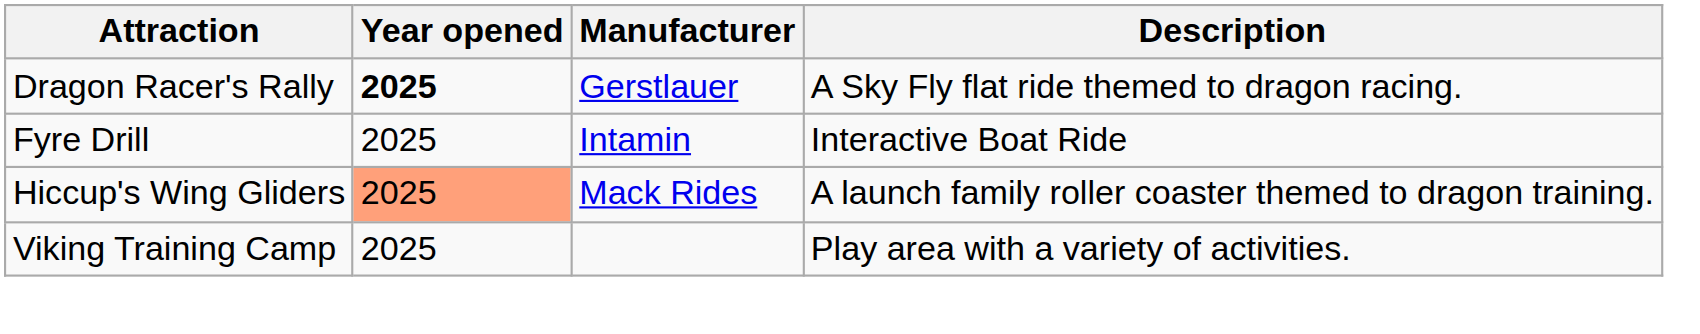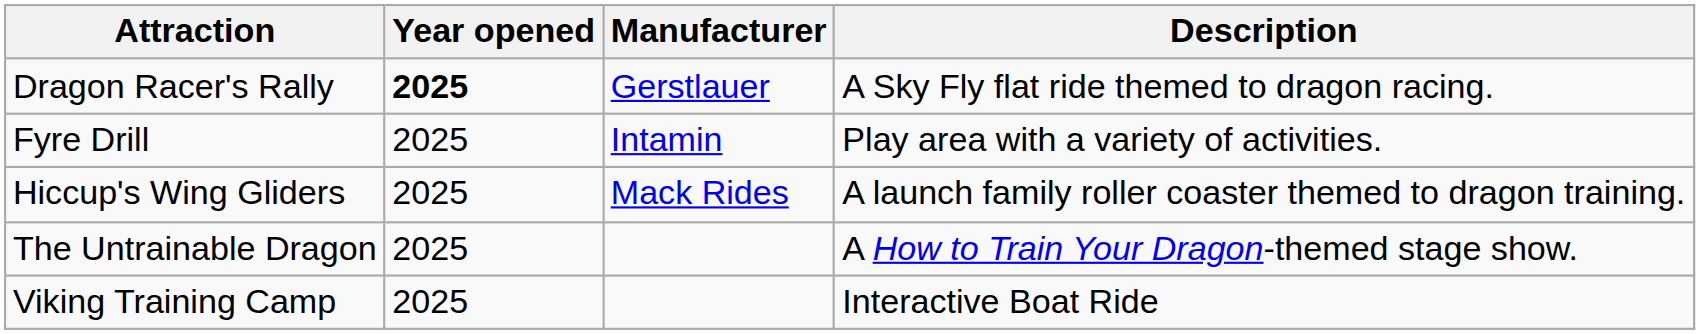(969, 139) Interactive Boat Ride -> (1112, 139) Play area with a variety of activities.
(399, 193) lightsalmon background -> (430, 193) no background
+ row: (195, 247)
(1081, 247) Play area with a variety of activities. -> (1001, 301) Interactive Boat Ride
